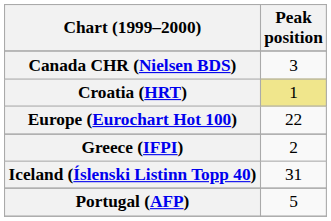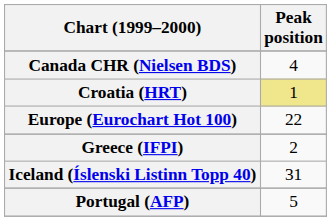(294, 65) 3 -> (294, 65) 4
